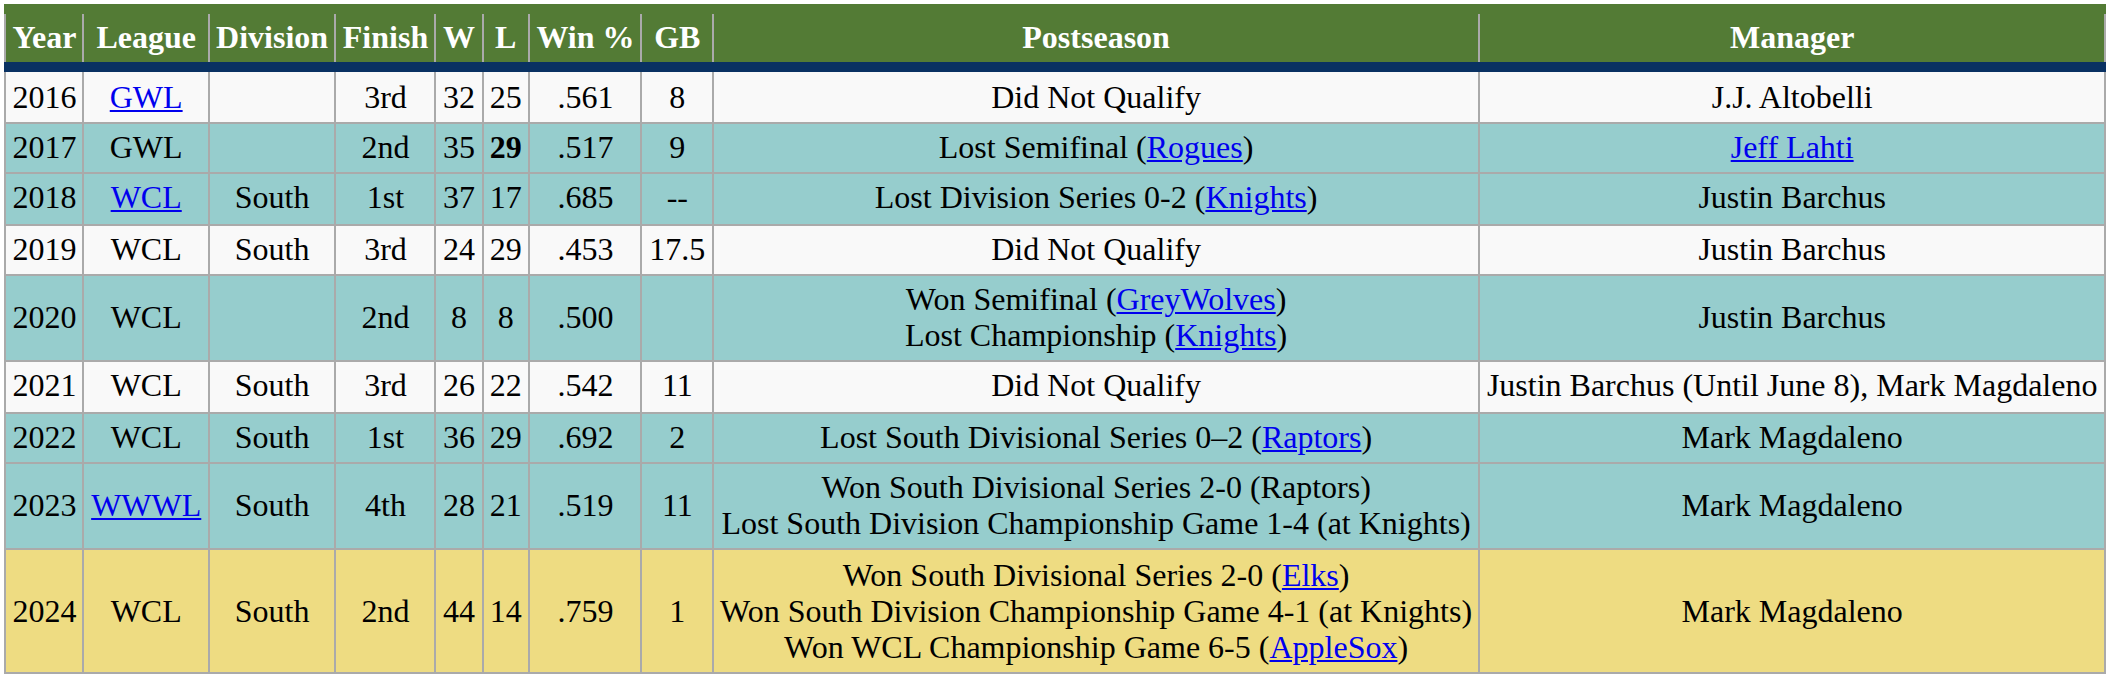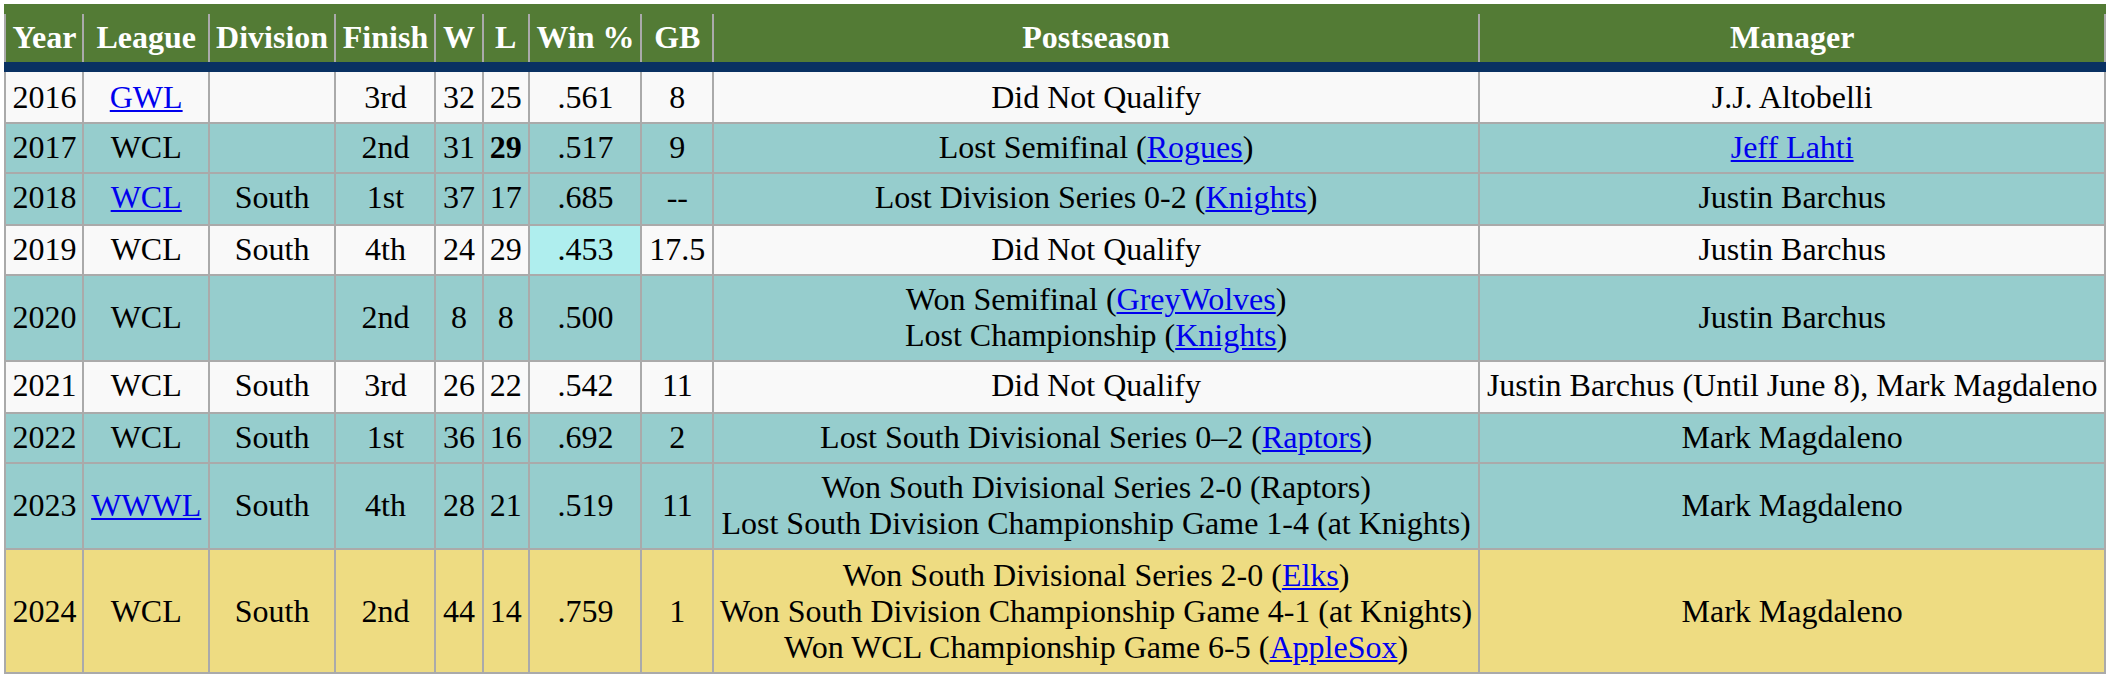(146, 147) GWL -> (146, 147) WCL
(459, 147) 35 -> (459, 147) 31
(385, 248) 3rd -> (385, 248) 4th
(586, 248) no background -> (586, 248) paleturquoise background
(506, 437) 29 -> (506, 437) 16
